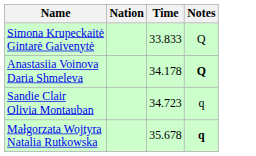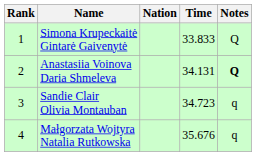+ column: (21, 13)
(166, 71) 34.178 -> (199, 71) 34.131
(166, 135) 35.678 -> (199, 135) 35.676
(201, 135) bold -> (234, 135) normal
